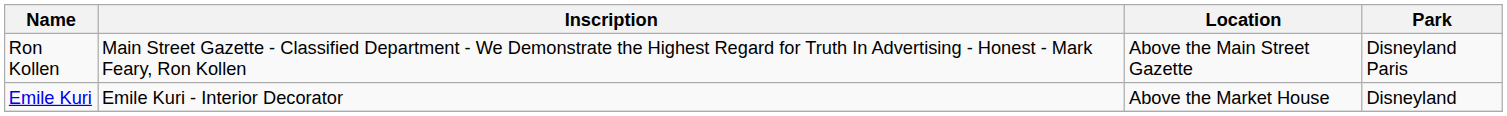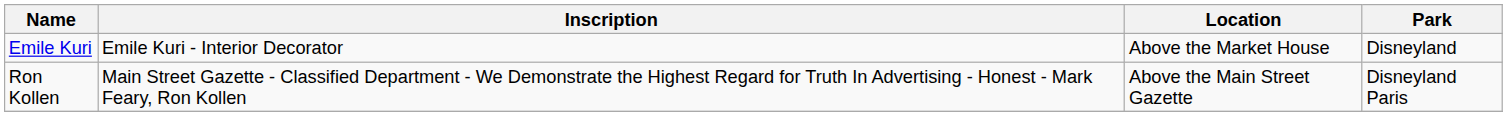rows swapped: (34, 58) <-> (50, 97)
